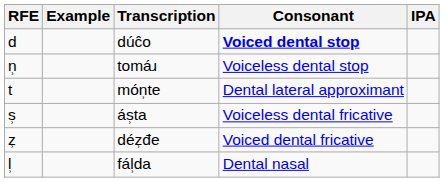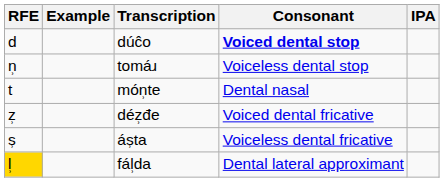(313, 90) Dental lateral approximant -> (266, 90) Dental nasal
rows swapped: (138, 139) <-> (132, 115)
(10, 164) no background -> (10, 164) gold background
(266, 164) Dental nasal -> (313, 164) Dental lateral approximant
